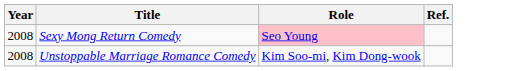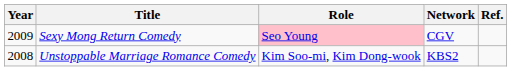+ column: (451, 14)
(20, 35) 2008 -> (20, 35) 2009
